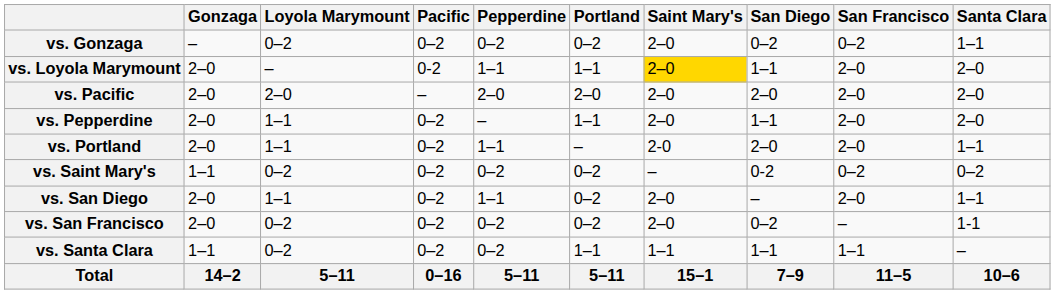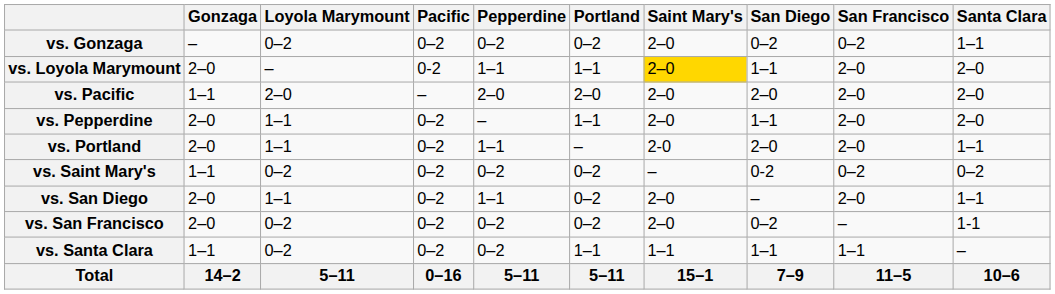(202, 95) 2–0 -> (202, 95) 1–1
